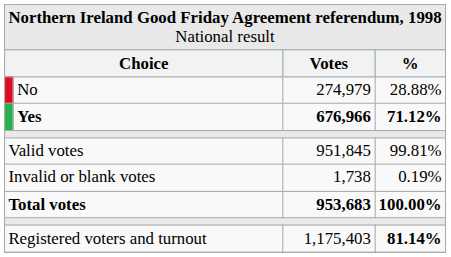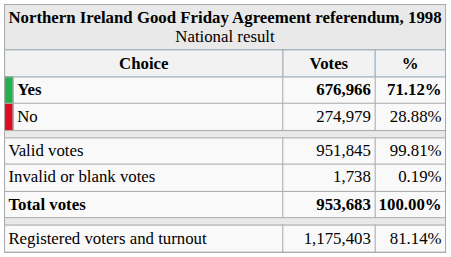rows swapped: (29, 116) <-> (27, 90)
(414, 238) bold -> (416, 238) normal
